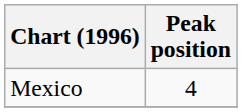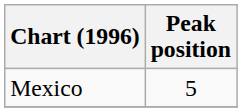(191, 87) 4 -> (191, 87) 5
